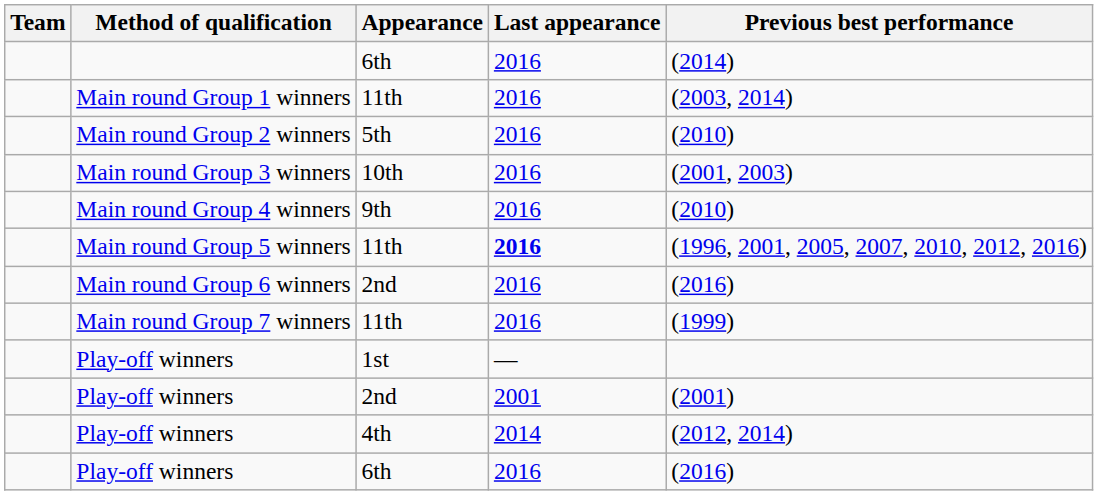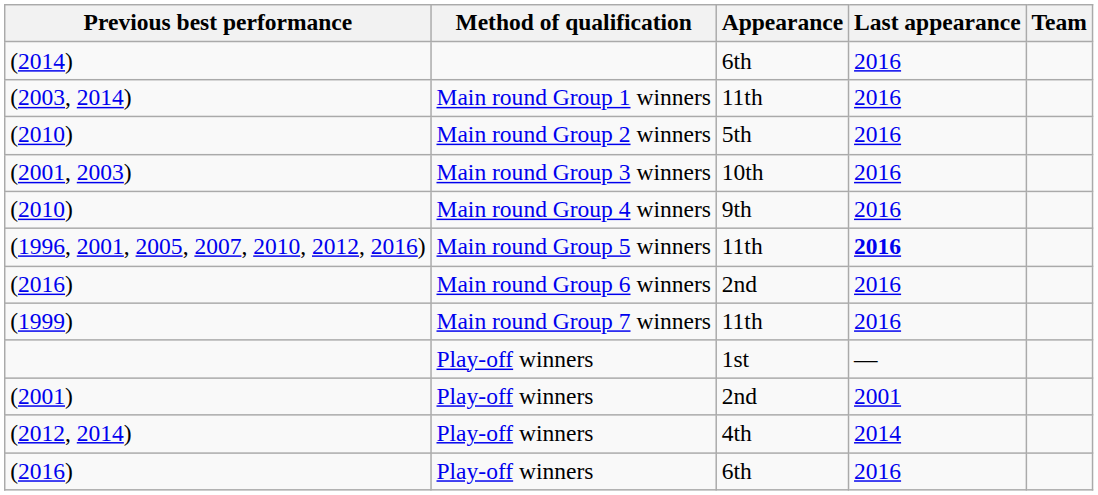columns swapped: (38, 23) <-> (879, 23)
